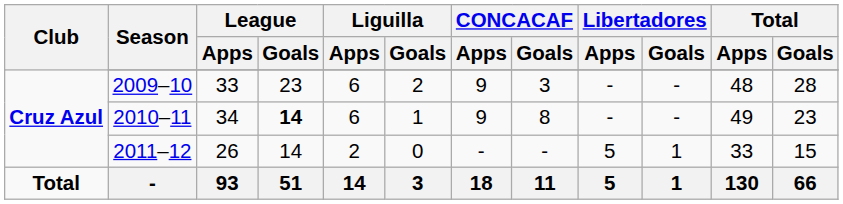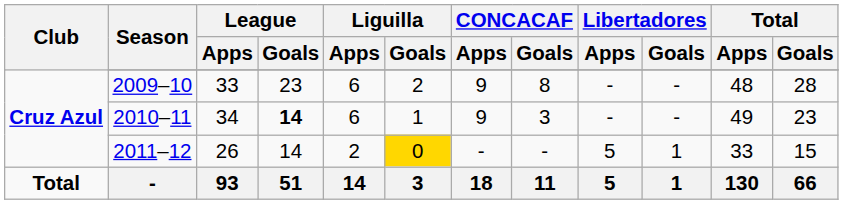(545, 85) 3 -> (545, 85) 8
(545, 118) 8 -> (545, 118) 3
(418, 150) no background -> (418, 150) gold background
